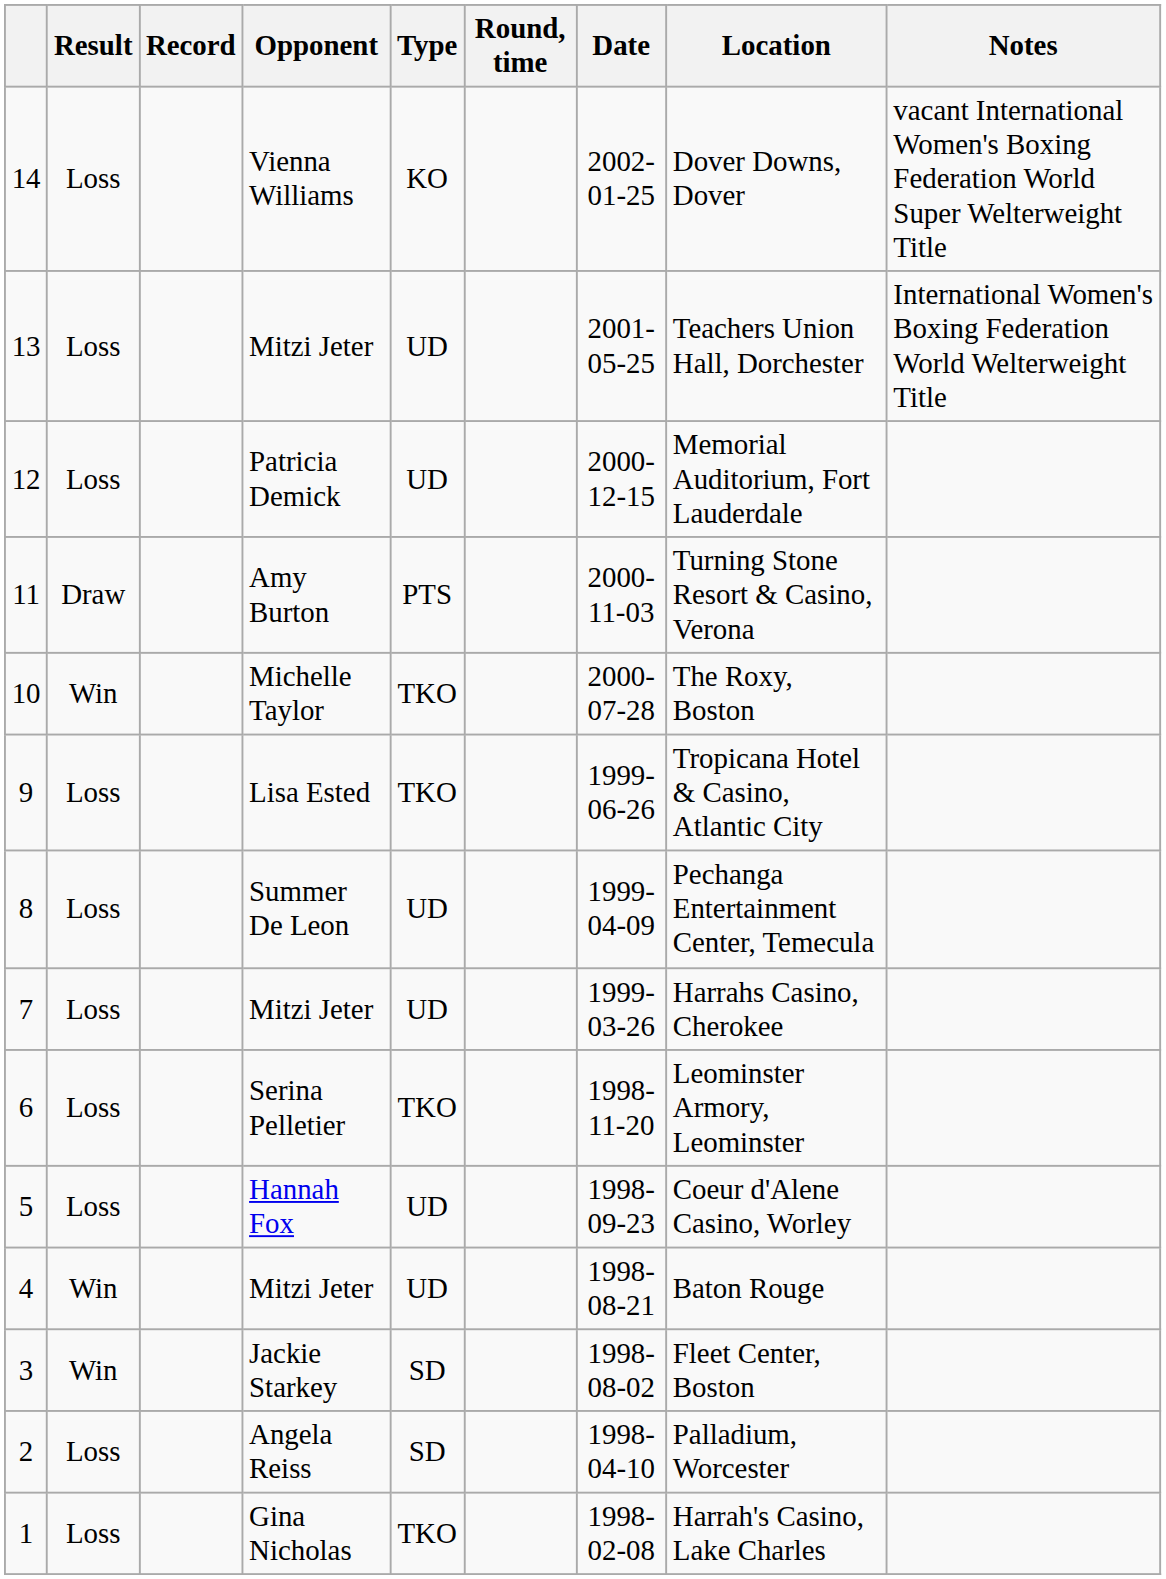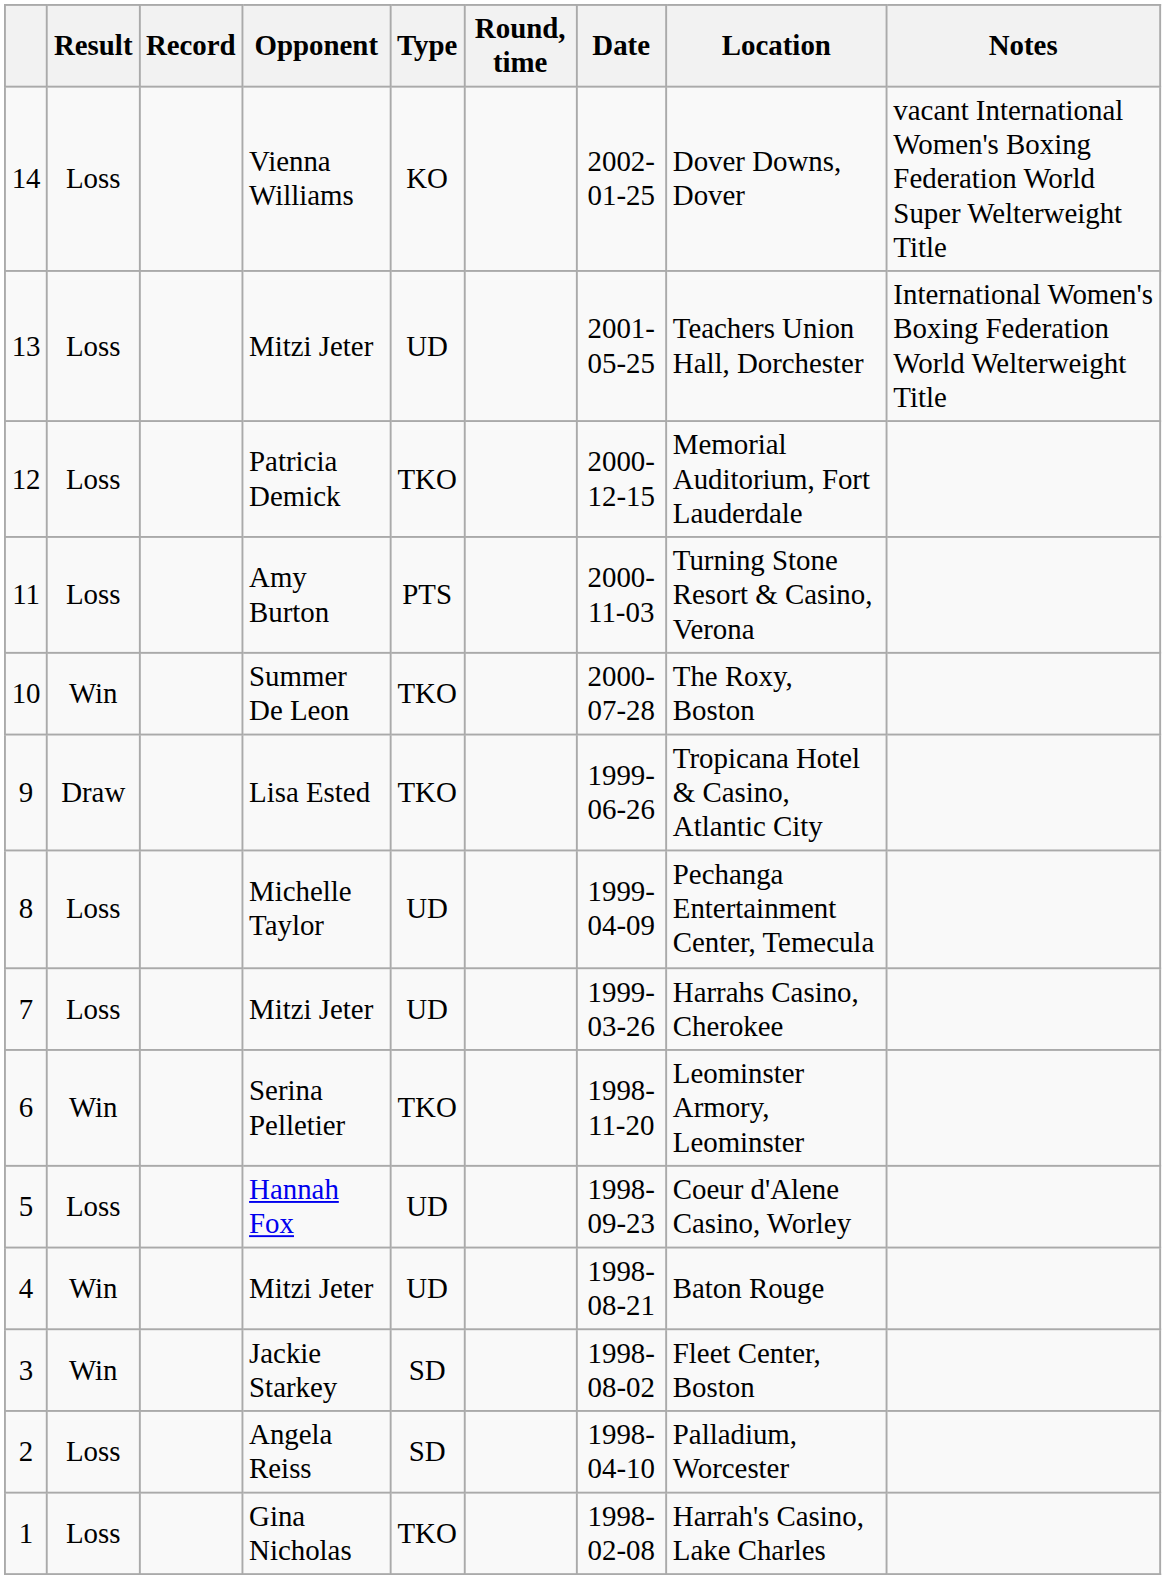(427, 479) UD -> (427, 479) TKO
(93, 595) Draw -> (93, 595) Loss
(300, 694) Michelle Taylor -> (299, 694) Summer De Leon
(93, 793) Loss -> (93, 793) Draw
(299, 909) Summer De Leon -> (300, 909) Michelle Taylor
(93, 1106) Loss -> (93, 1106) Win
